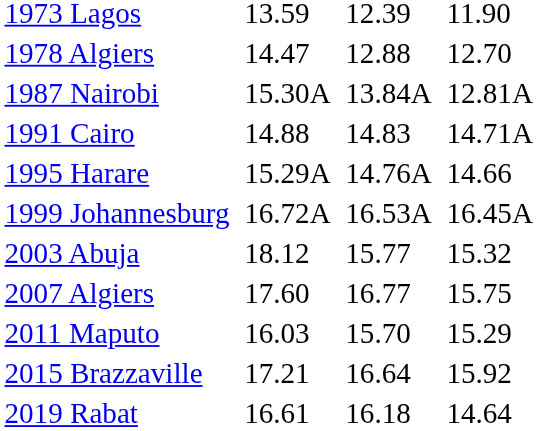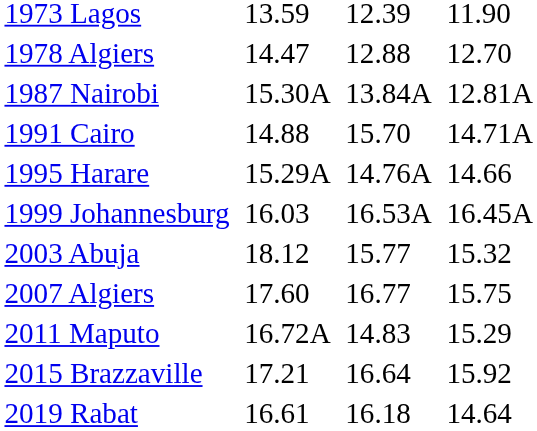(378, 133) 14.83 -> (378, 133) 15.70
(287, 213) 16.72A -> (277, 213) 16.03
(277, 333) 16.03 -> (287, 333) 16.72A
(378, 333) 15.70 -> (378, 333) 14.83
